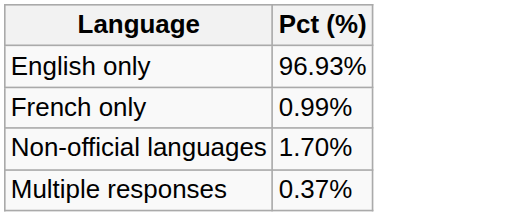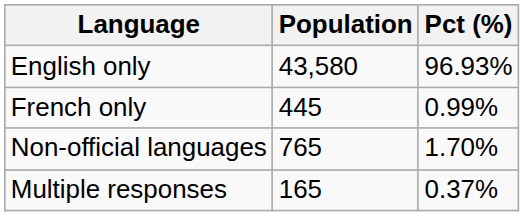+ column: (346, 25)
